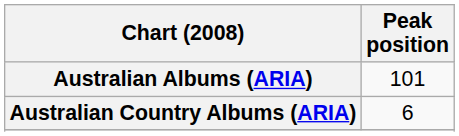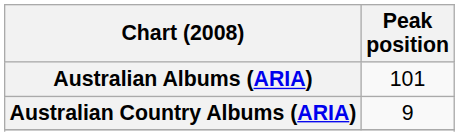(408, 112) 6 -> (408, 112) 9
